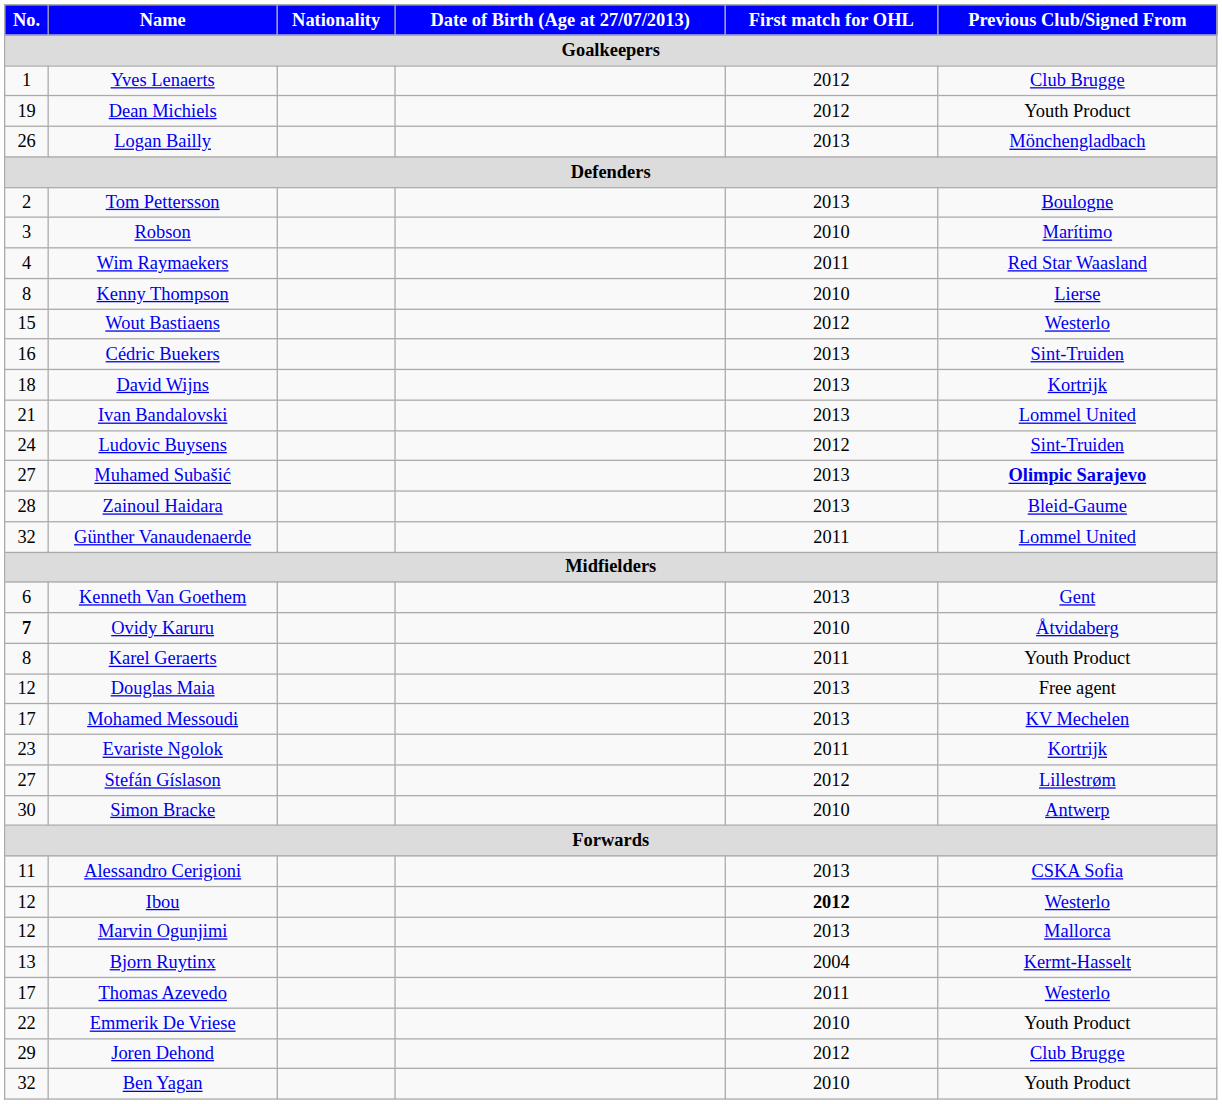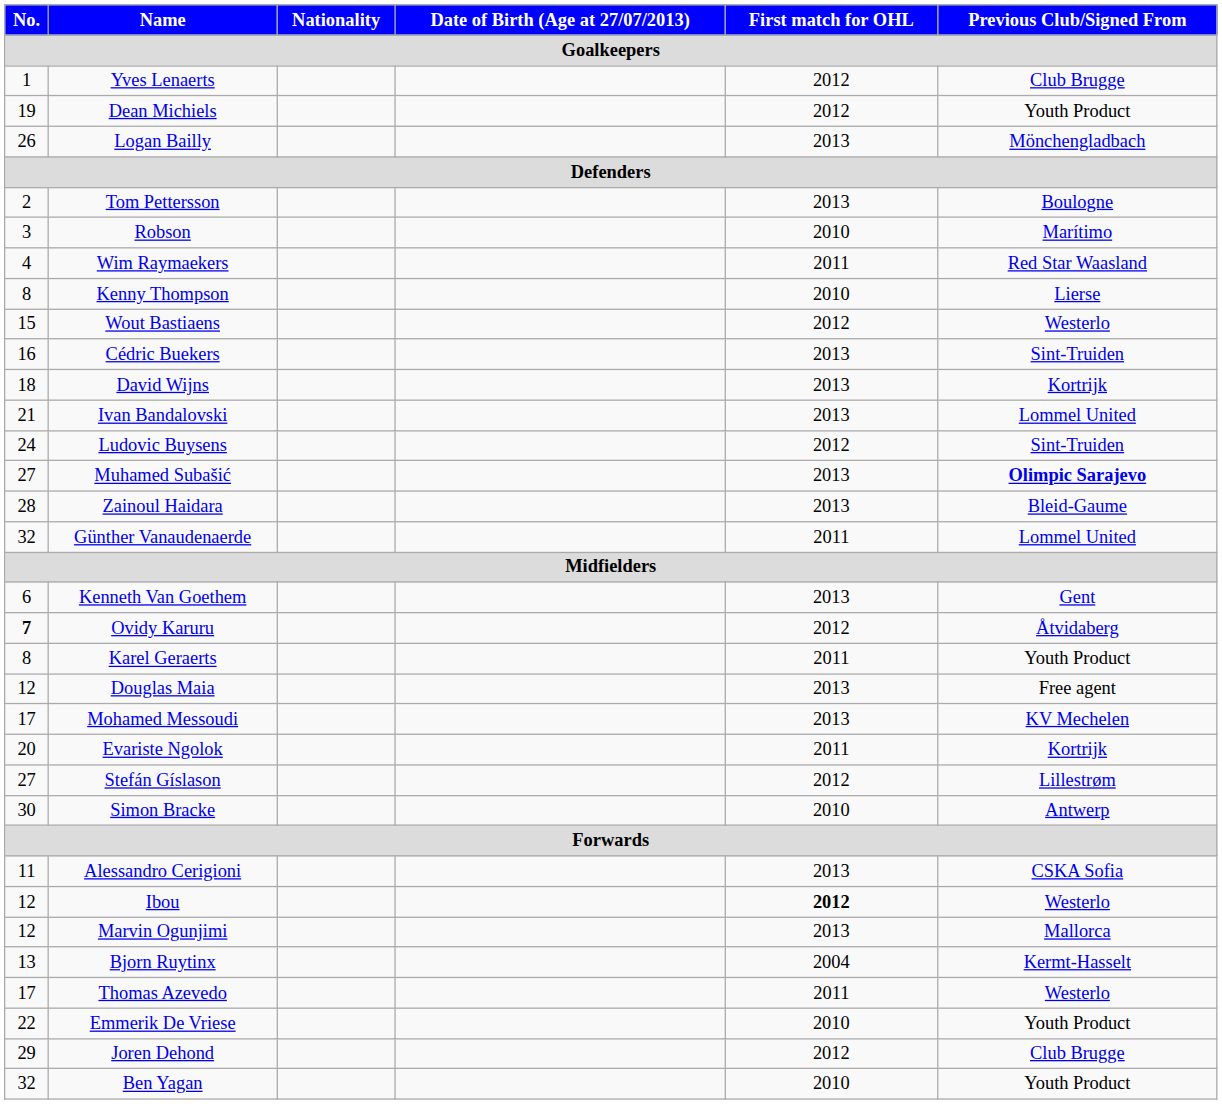(831, 628) 2010 -> (831, 628) 2012
(27, 749) 23 -> (27, 749) 20
